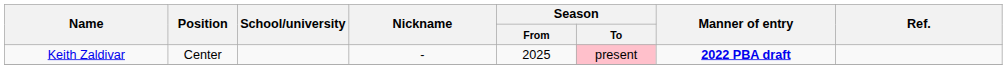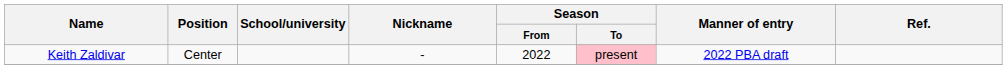(536, 54) 2025 -> (536, 54) 2022
(746, 54) bold -> (746, 54) normal
